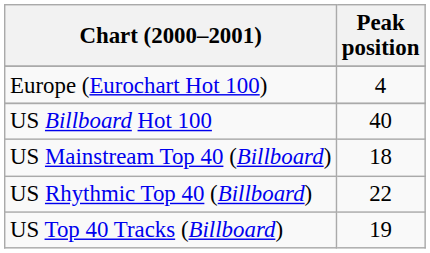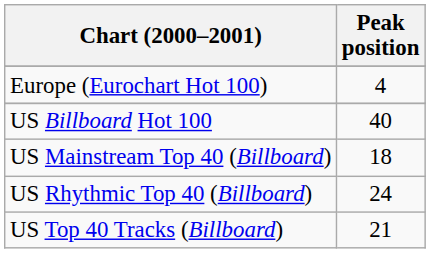(381, 193) 22 -> (381, 193) 24
(381, 229) 19 -> (381, 229) 21
